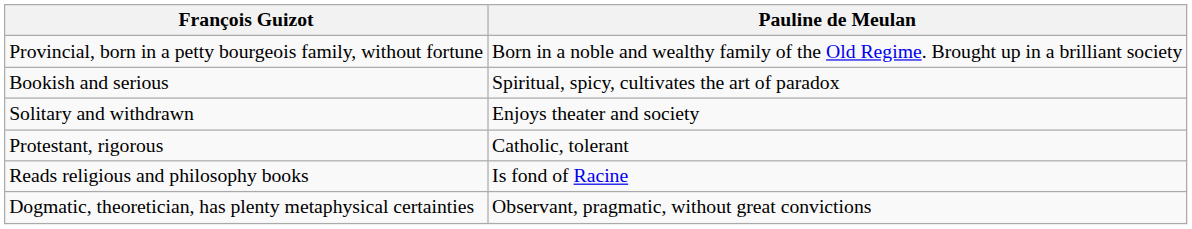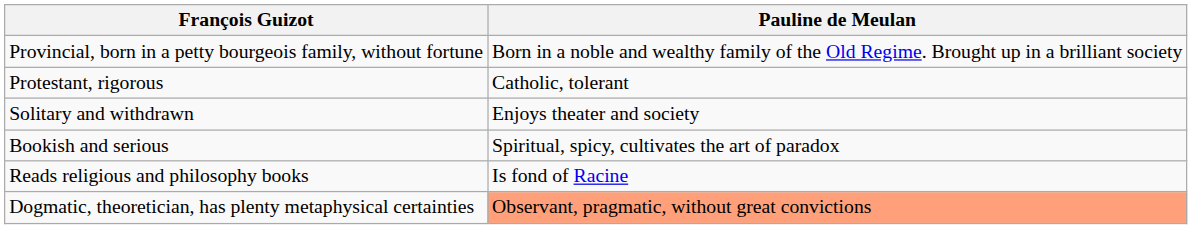rows swapped: (86, 144) <-> (89, 82)
(682, 207) no background -> (682, 207) lightsalmon background
